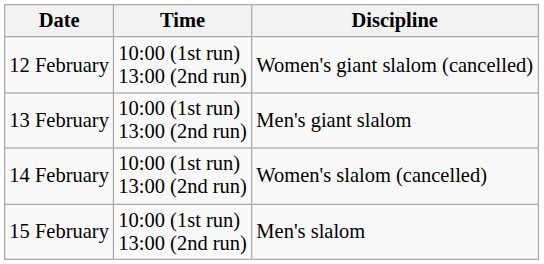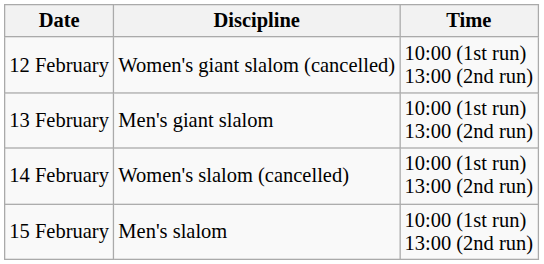columns swapped: (183, 20) <-> (395, 20)
